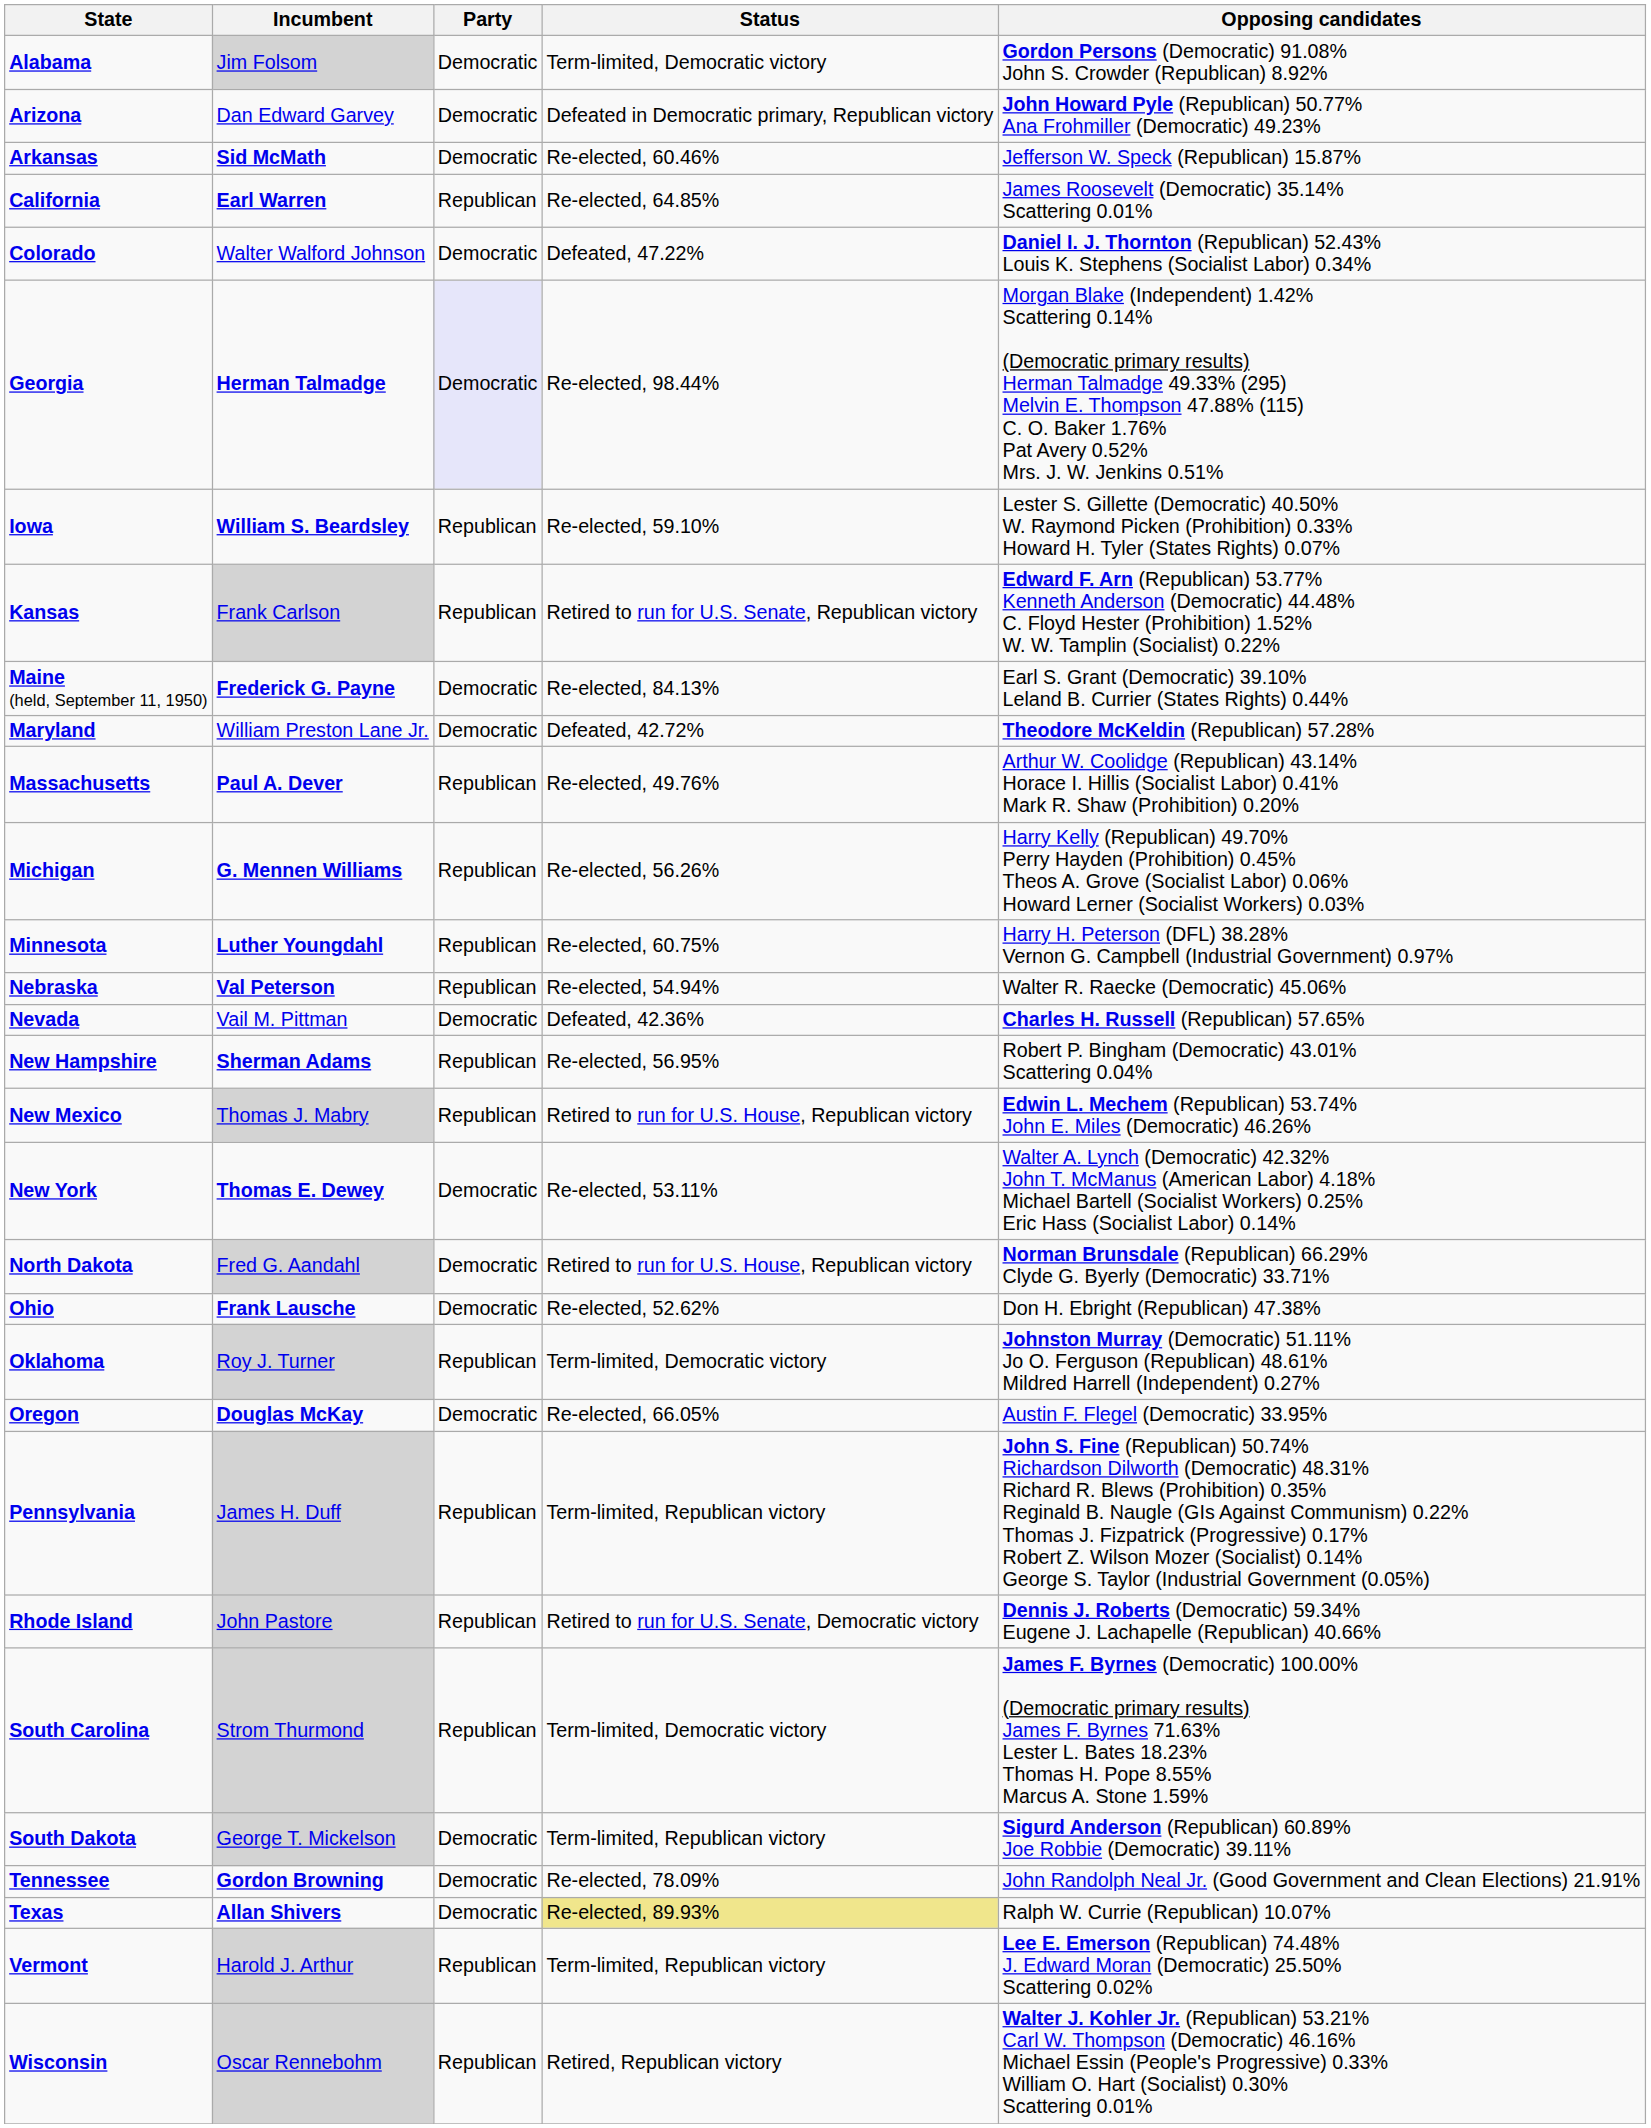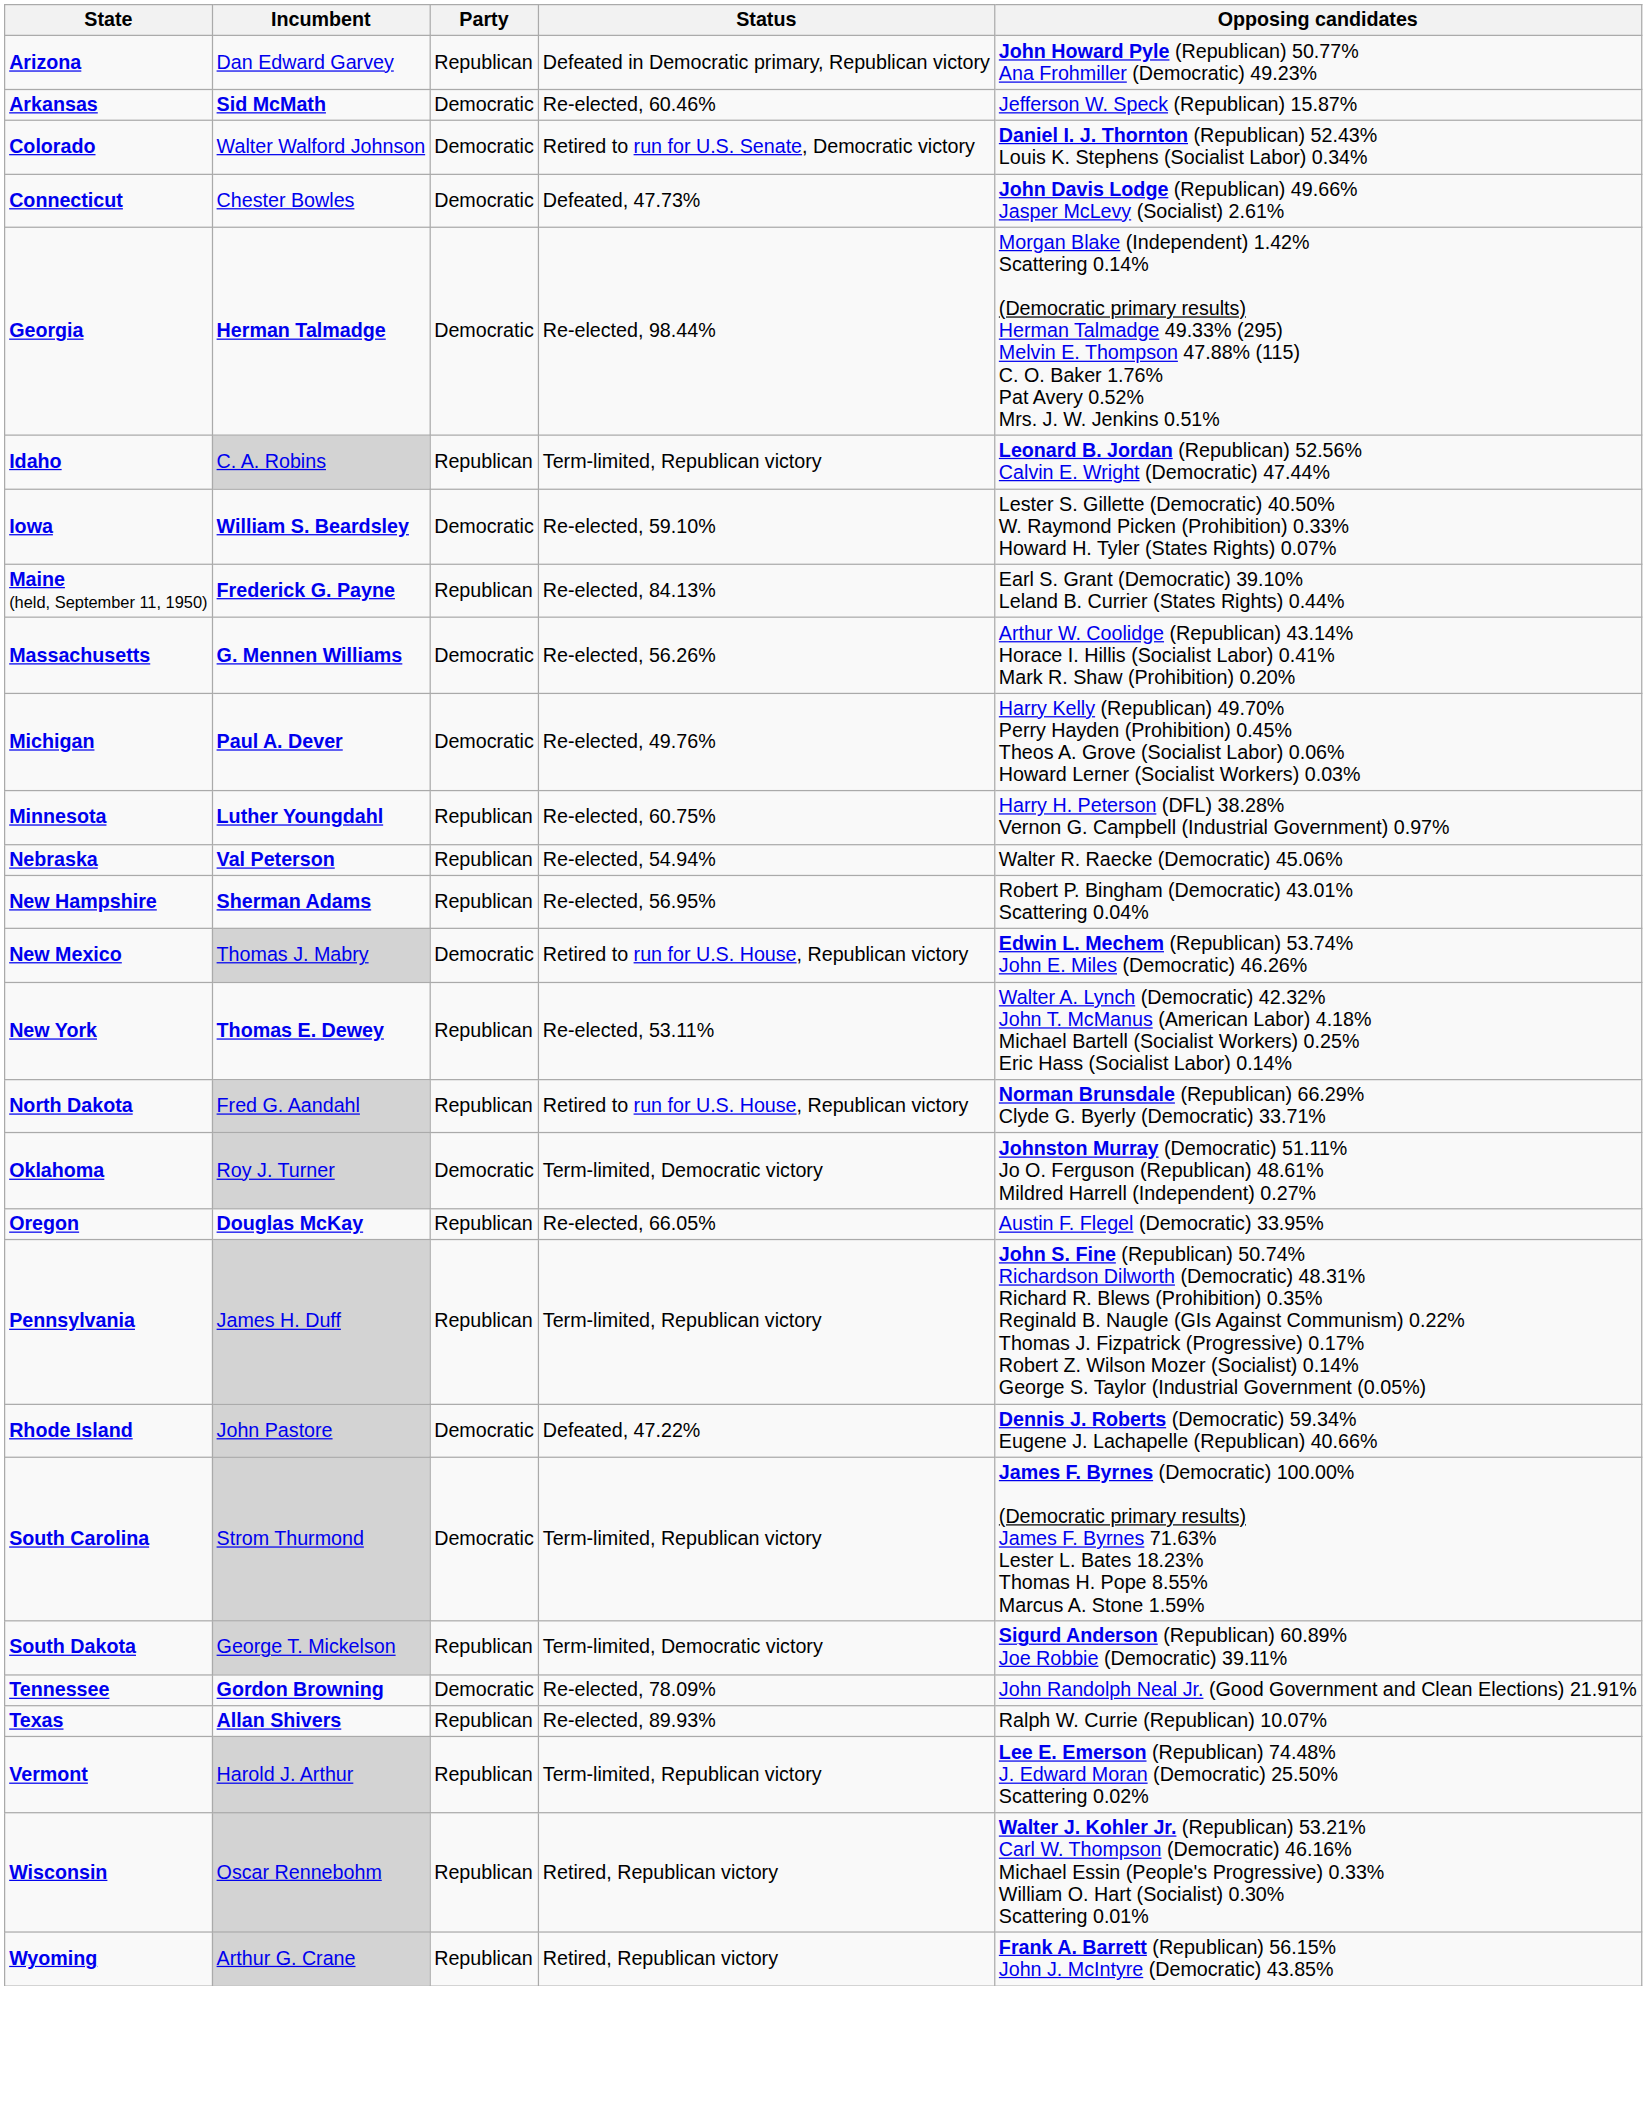- row: (50, 62)
(488, 115) Democratic -> (483, 62) Republican
- row: (55, 200)
(625, 253) Defeated, 47.22% -> (759, 146) Retired to run for U.S. Senate, Democratic victory
+ row: (66, 200)
(488, 384) lavender background -> (484, 331) no background
+ row: (35, 461)
(487, 526) Republican -> (484, 526) Democratic
- row: (44, 612)
(488, 688) Democratic -> (483, 590) Republican
- row: (52, 730)
(280, 784) Paul A. Dever -> (309, 655) G. Mennen Williams
(487, 784) Republican -> (484, 655) Democratic
(633, 784) Re-elected, 49.76% -> (629, 655) Re-elected, 56.26%
(309, 870) G. Mennen Williams -> (280, 741) Paul A. Dever
(487, 870) Republican -> (484, 741) Democratic
(633, 870) Re-elected, 56.26% -> (629, 741) Re-elected, 49.76%
- row: (44, 1019)
(487, 1115) Republican -> (484, 955) Democratic
(488, 1190) Democratic -> (483, 1030) Republican
(488, 1266) Democratic -> (483, 1106) Republican
- row: (32, 1308)
(487, 1361) Republican -> (484, 1170) Democratic
(488, 1415) Democratic -> (483, 1223) Republican
(487, 1621) Republican -> (484, 1430) Democratic
(762, 1621) Retired to run for U.S. Senate, Democratic victory -> (622, 1430) Defeated, 47.22%
(487, 1730) Republican -> (484, 1539) Democratic
(686, 1730) Term-limited, Democratic victory -> (682, 1539) Term-limited, Republican victory
(488, 1838) Democratic -> (483, 1647) Republican
(686, 1838) Term-limited, Republican victory -> (683, 1647) Term-limited, Democratic victory
(488, 1912) Democratic -> (483, 1721) Republican
(633, 1912) khaki background -> (629, 1721) no background
+ row: (53, 1958)
